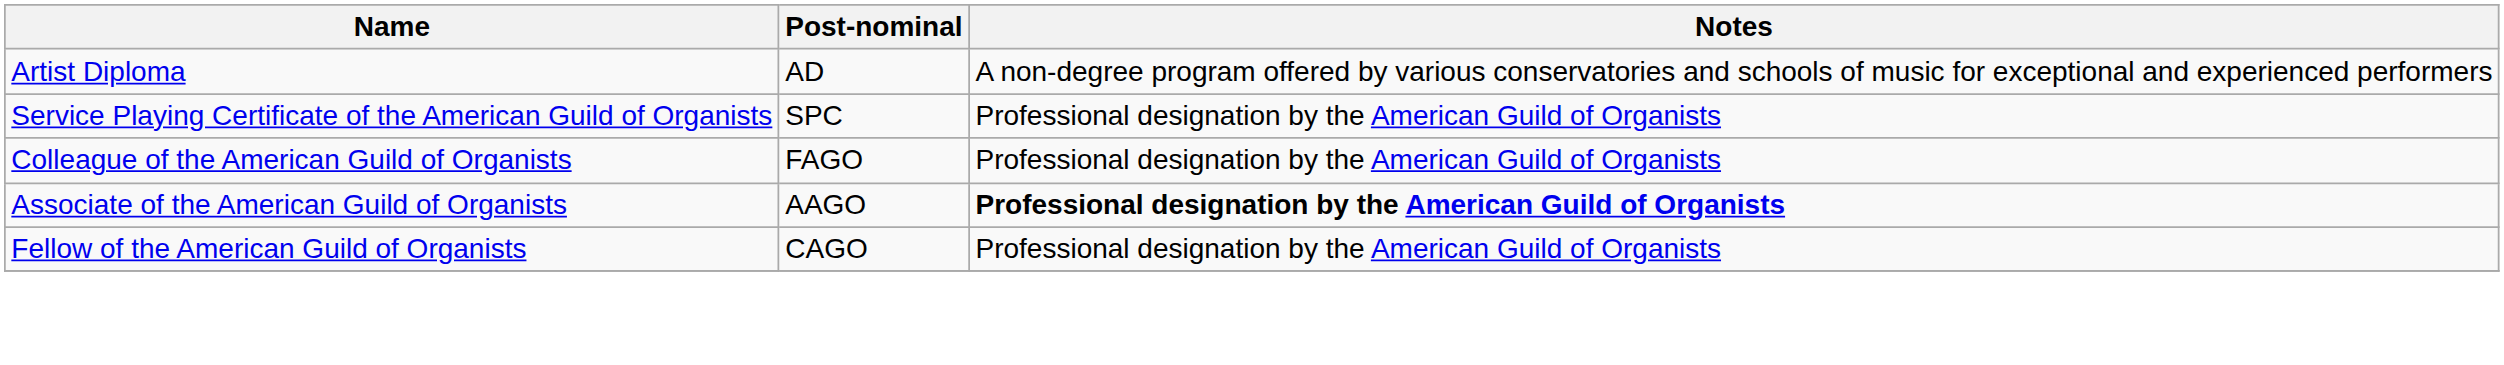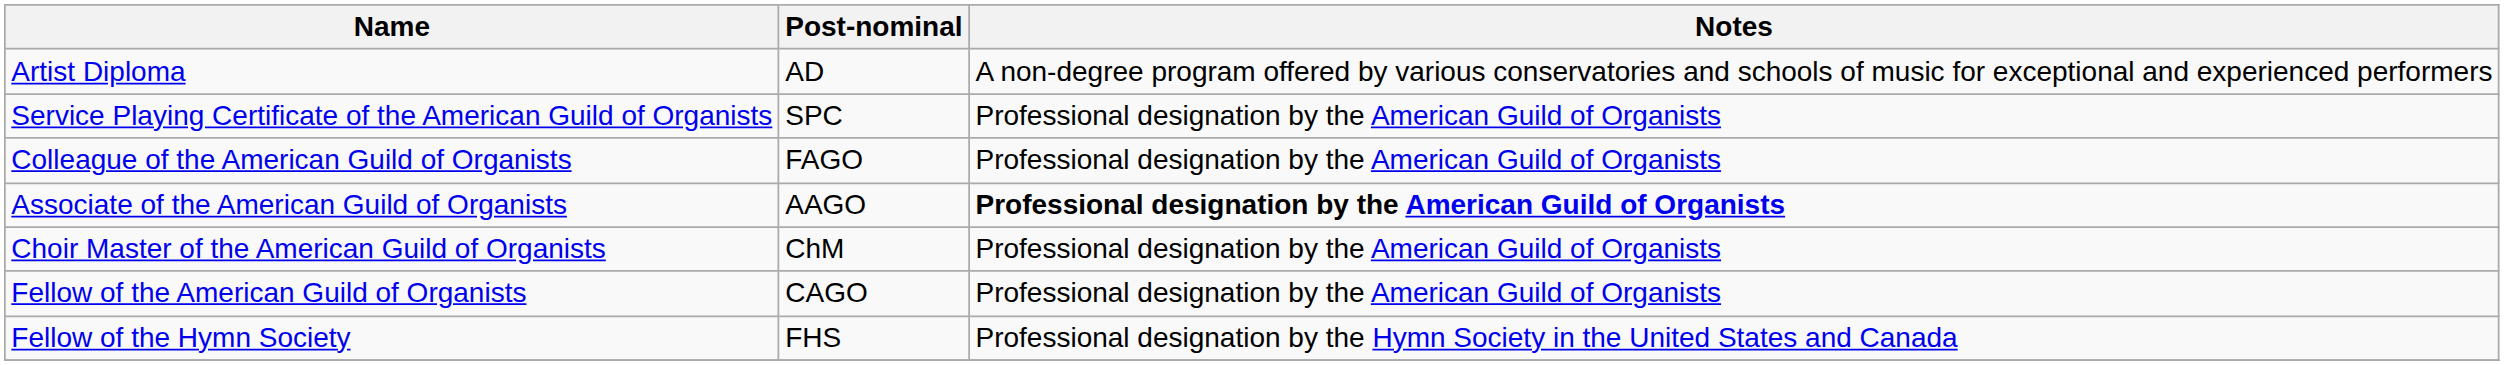+ row: (309, 248)
+ row: (181, 337)
